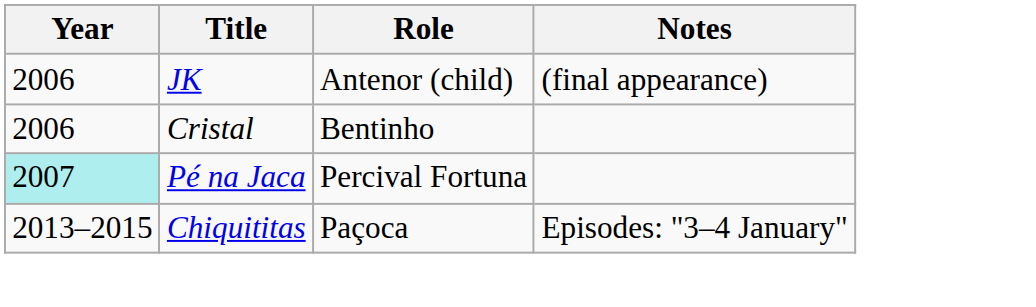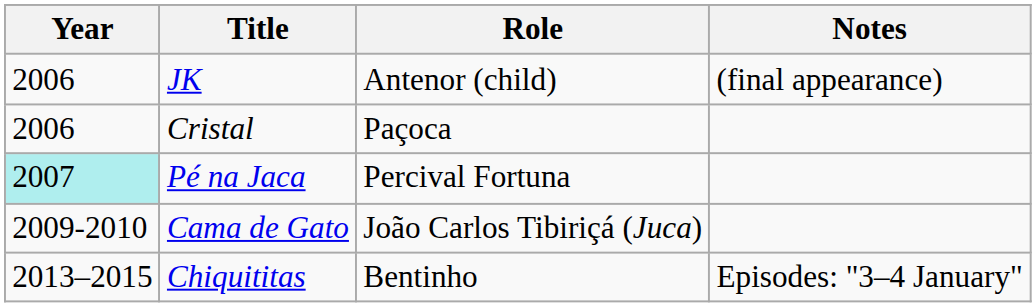(377, 128) Bentinho -> (407, 128) Paçoca
+ row: (258, 227)
(364, 227) Paçoca -> (421, 276) Bentinho
